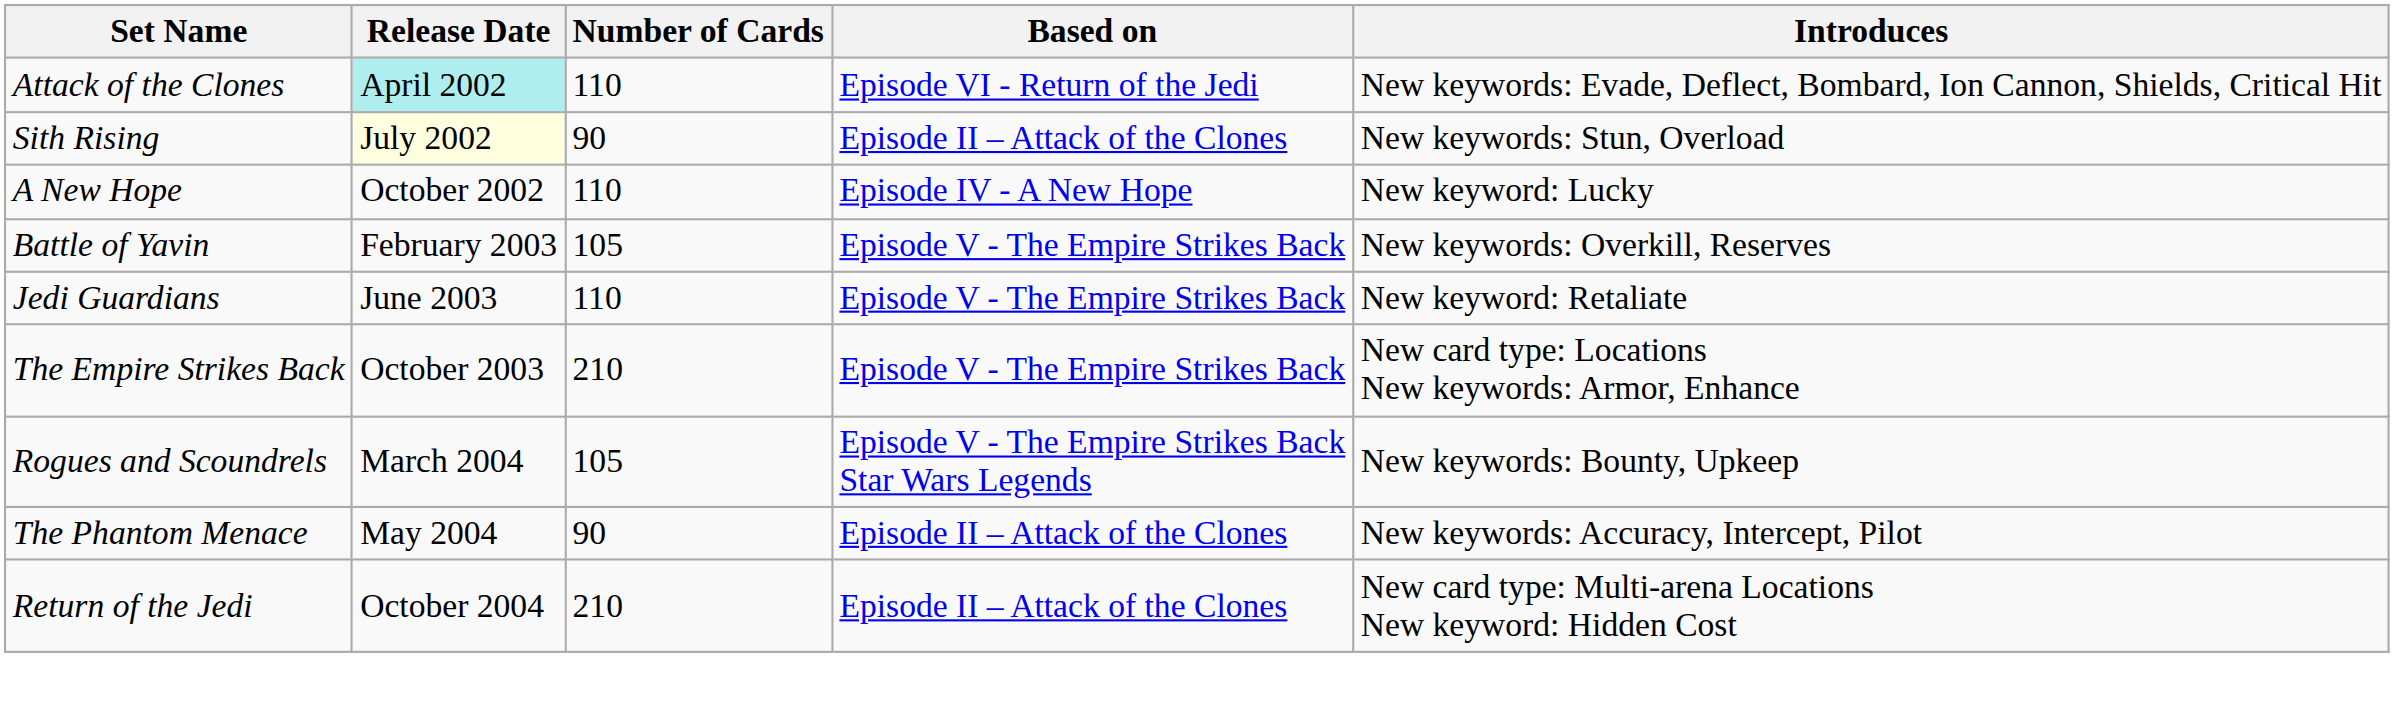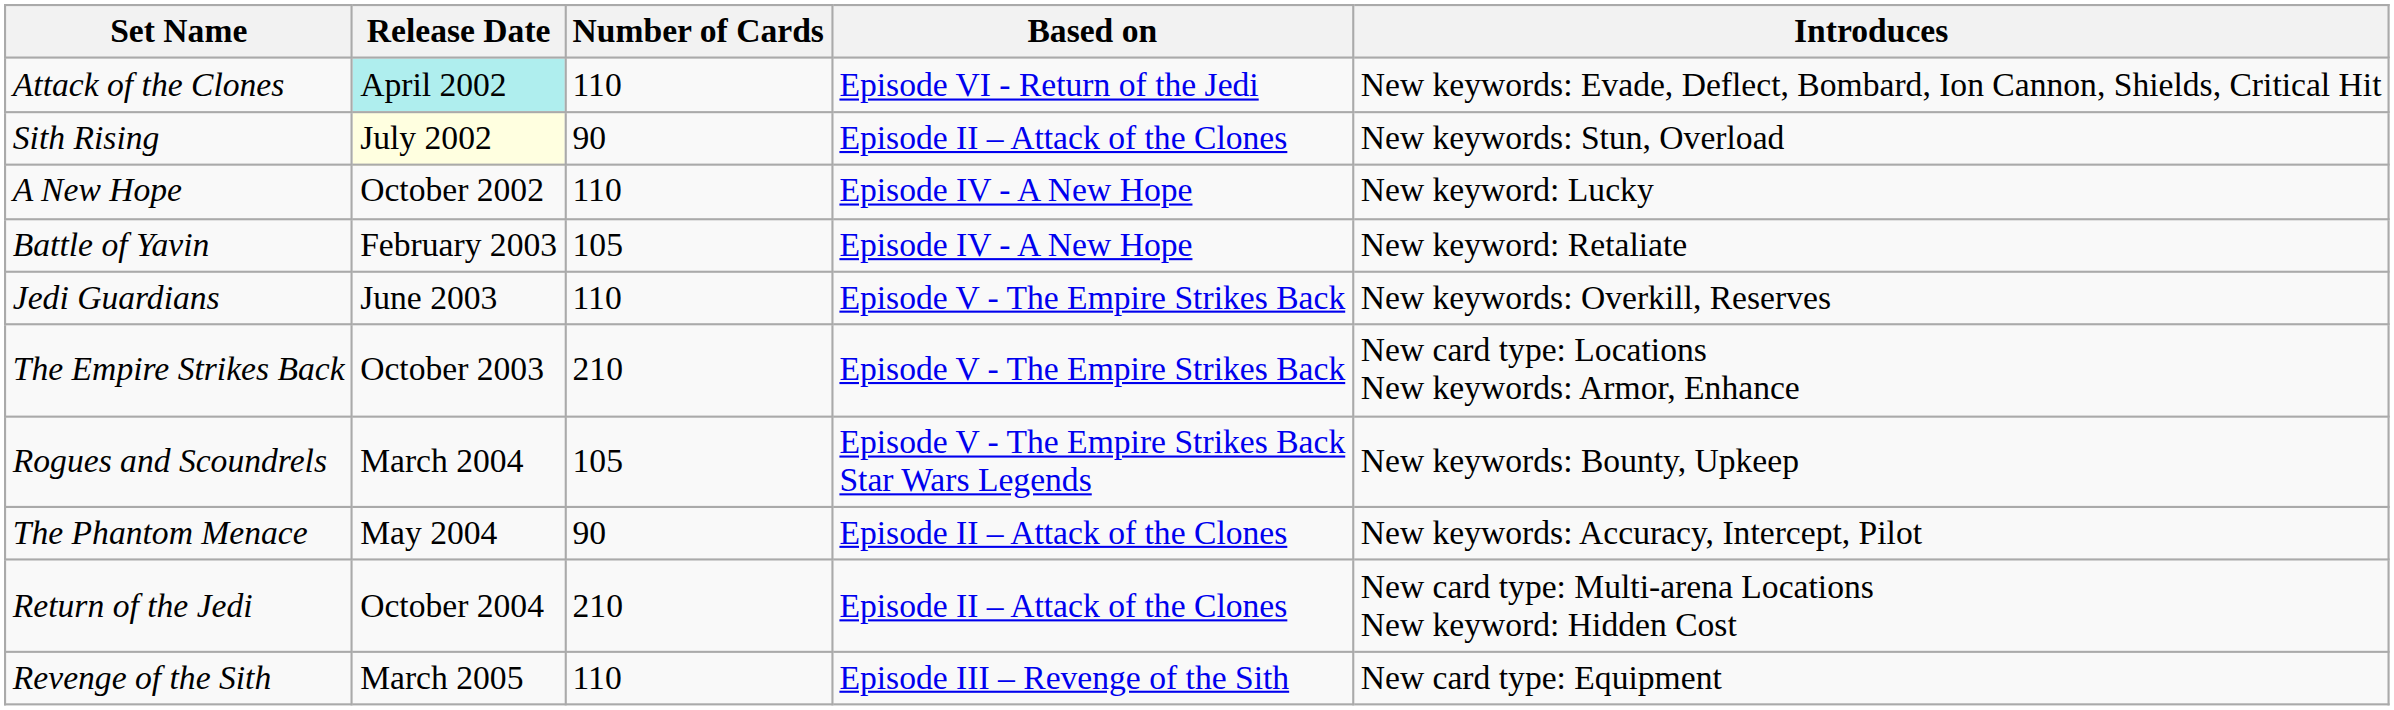(1092, 244) Episode V - The Empire Strikes Back -> (1016, 244) Episode IV - A New Hope
(1596, 244) New keywords: Overkill, Reserves -> (1524, 244) New keyword: Retaliate
(1524, 297) New keyword: Retaliate -> (1596, 297) New keywords: Overkill, Reserves
+ row: (142, 677)
